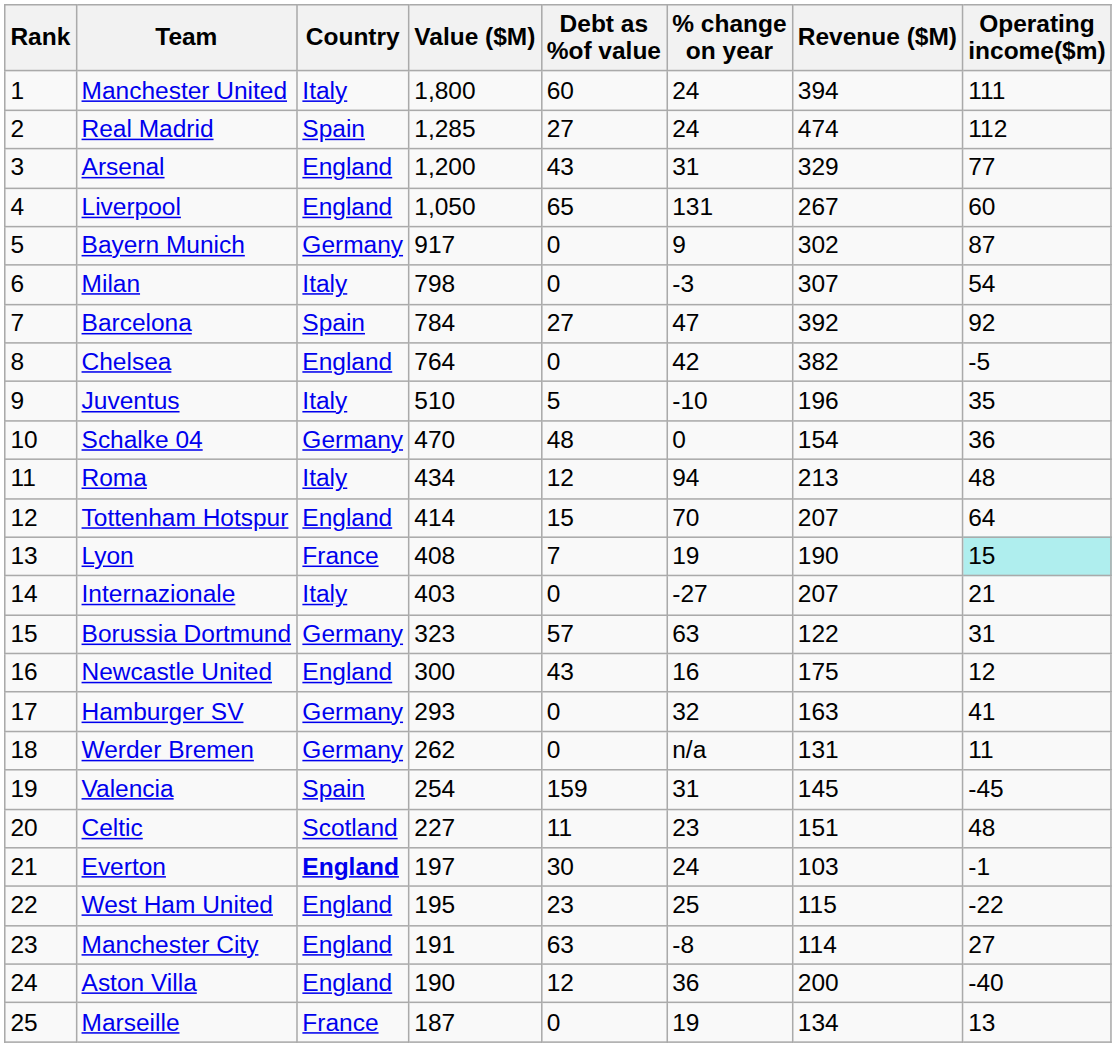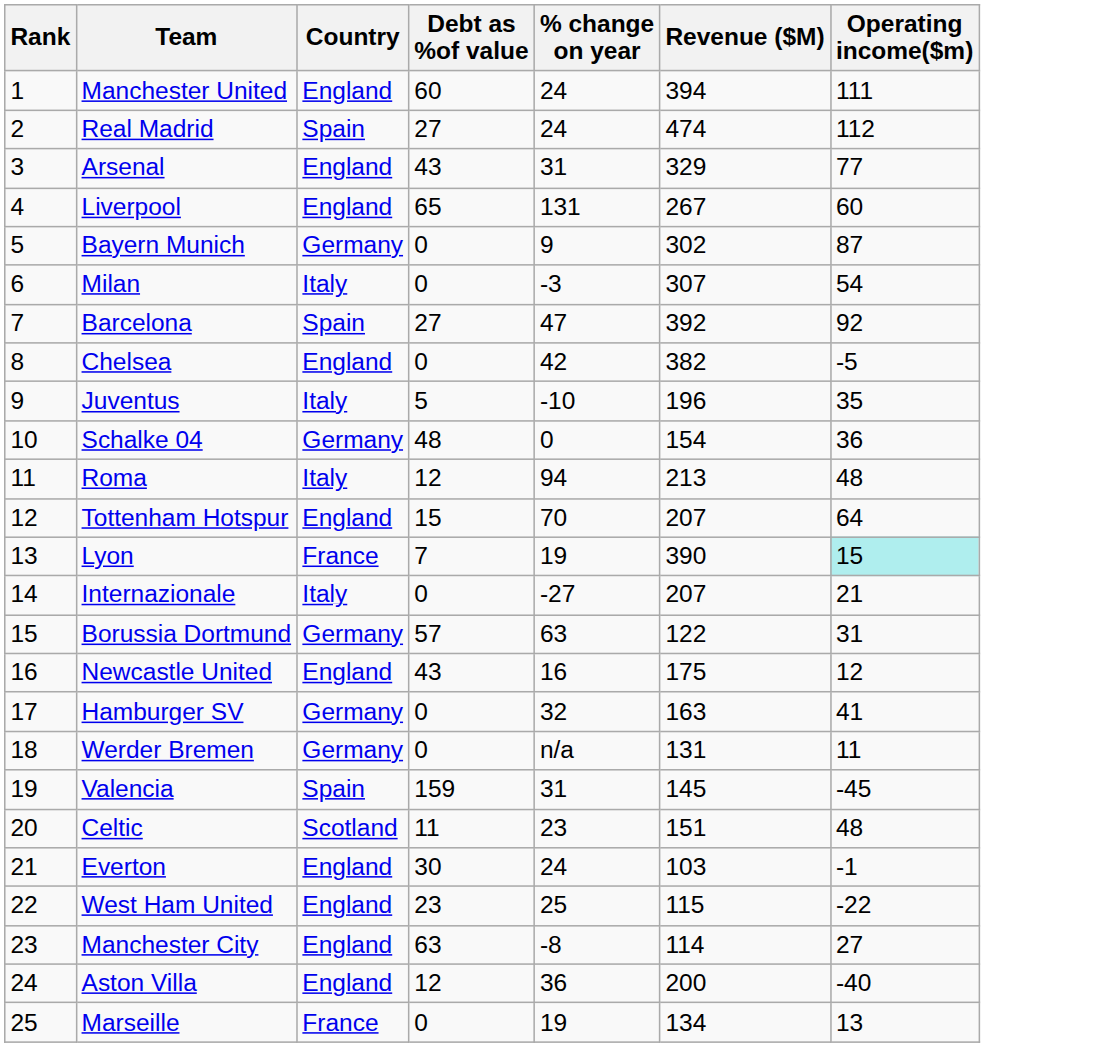- column: (475, 37)
(325, 90) Italy -> (347, 90) England
(818, 556) 190 -> (686, 556) 390
(351, 866) bold -> (347, 866) normal
